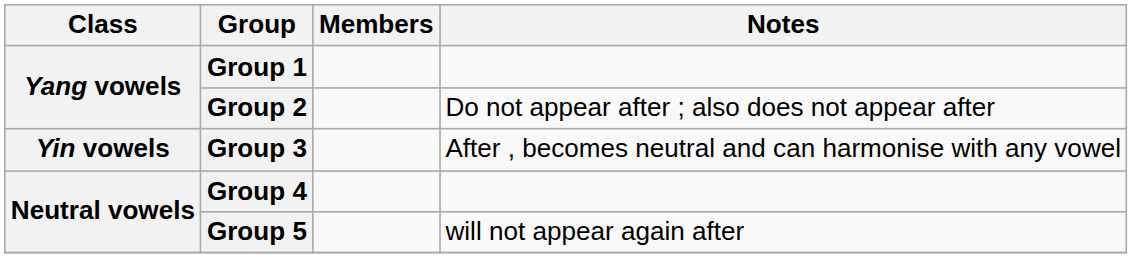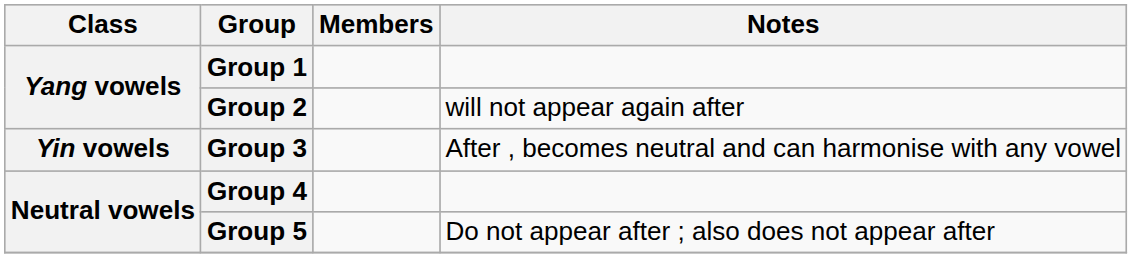(720, 107) Do not appear after ; also does not appear after -> (595, 107) will not appear again after
(595, 231) will not appear again after -> (720, 231) Do not appear after ; also does not appear after
